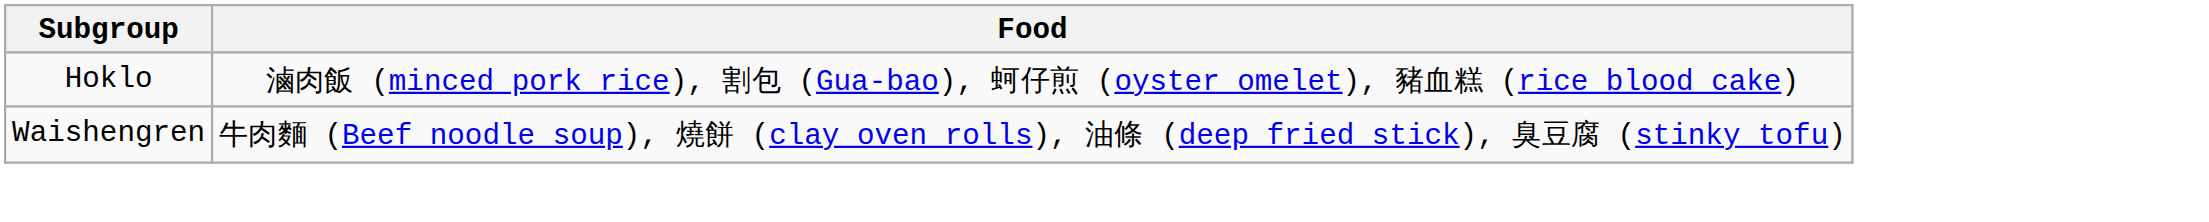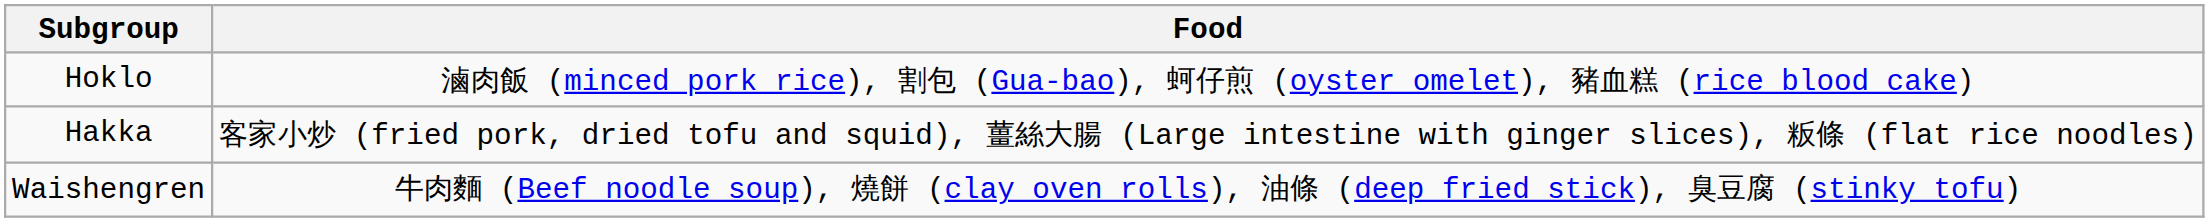+ row: (109, 134)
